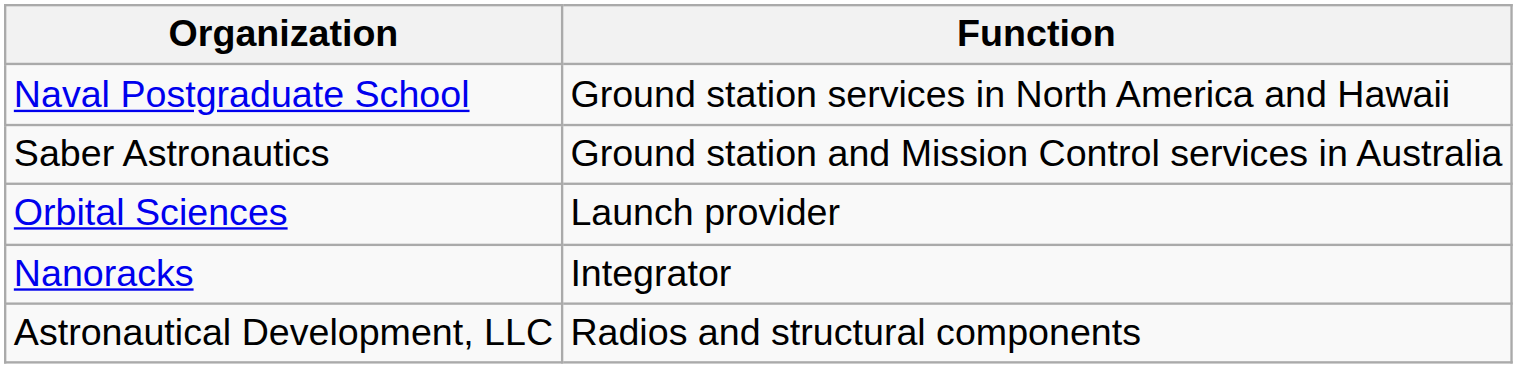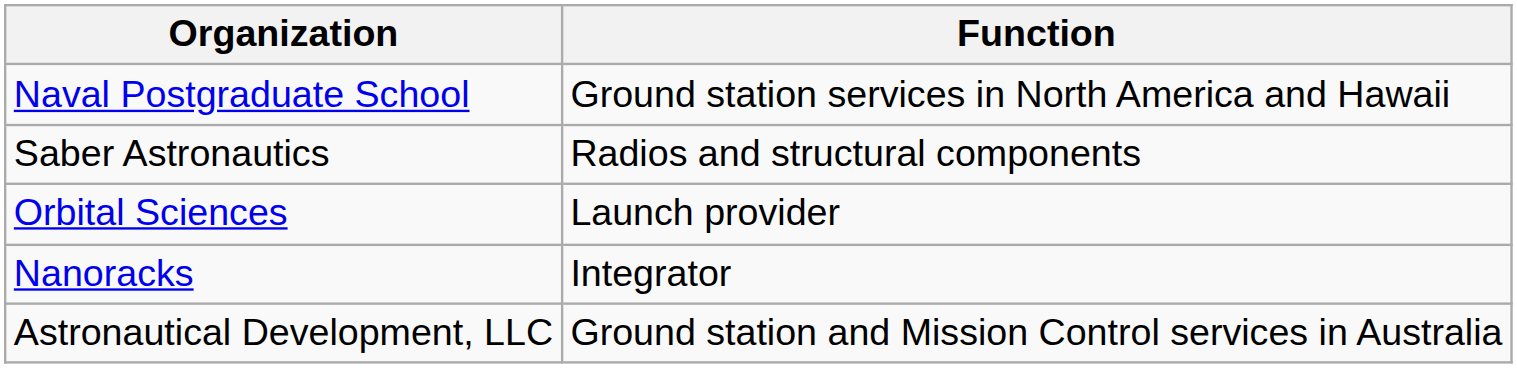(1036, 153) Ground station and Mission Control services in Australia -> (856, 153) Radios and structural components
(856, 332) Radios and structural components -> (1036, 332) Ground station and Mission Control services in Australia
